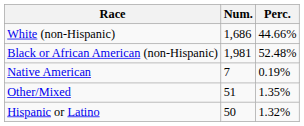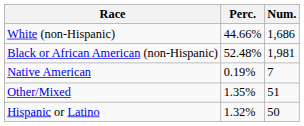columns swapped: (238, 14) <-> (277, 14)
